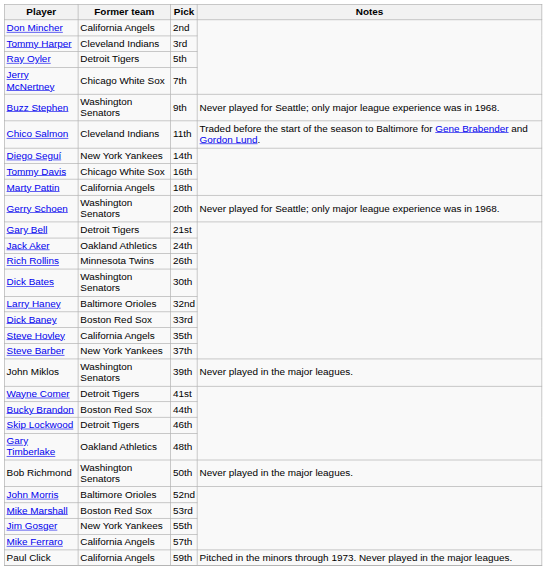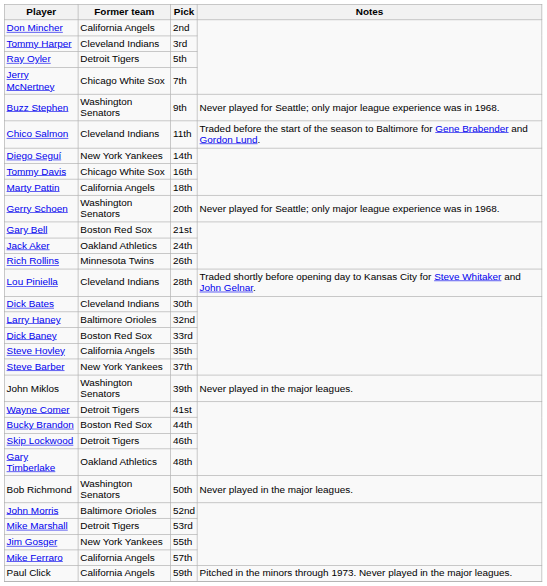(110, 230) Detroit Tigers -> (116, 230) Boston Red Sox
+ row: (32, 282)
(106, 282) Washington Senators -> (120, 304) Cleveland Indians
(116, 510) Boston Red Sox -> (110, 526) Detroit Tigers
